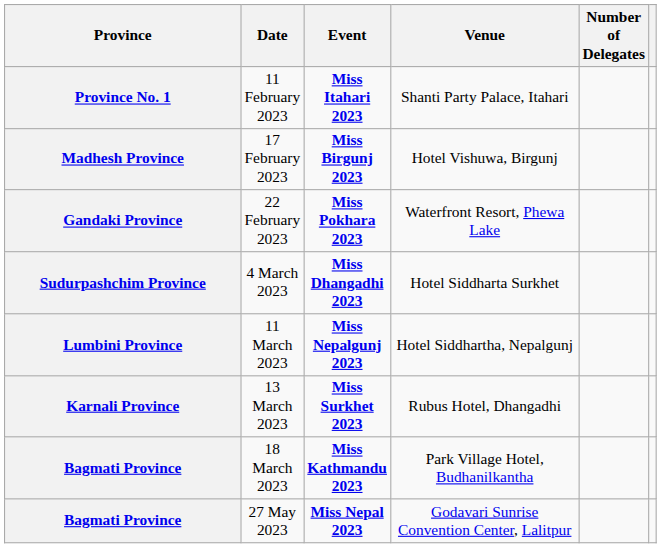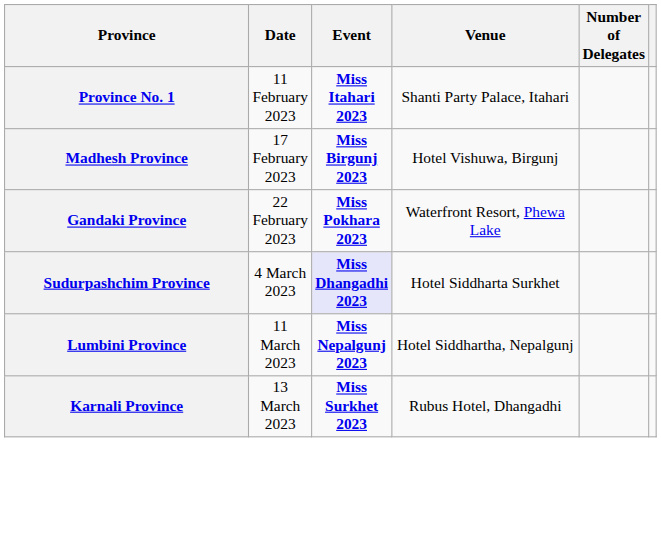(347, 282) no background -> (352, 282) lavender background
- row: (272, 468)
- row: (272, 521)
